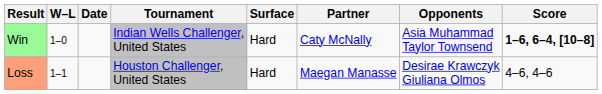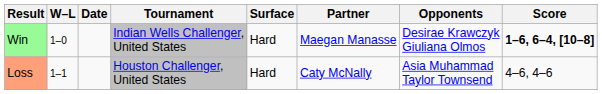(336, 40) Caty McNally -> (348, 40) Maegan Manasse
(448, 40) Asia Muhammad Taylor Townsend -> (451, 40) Desirae Krawczyk Giuliana Olmos
(348, 73) Maegan Manasse -> (336, 73) Caty McNally
(451, 73) Desirae Krawczyk Giuliana Olmos -> (448, 73) Asia Muhammad Taylor Townsend
